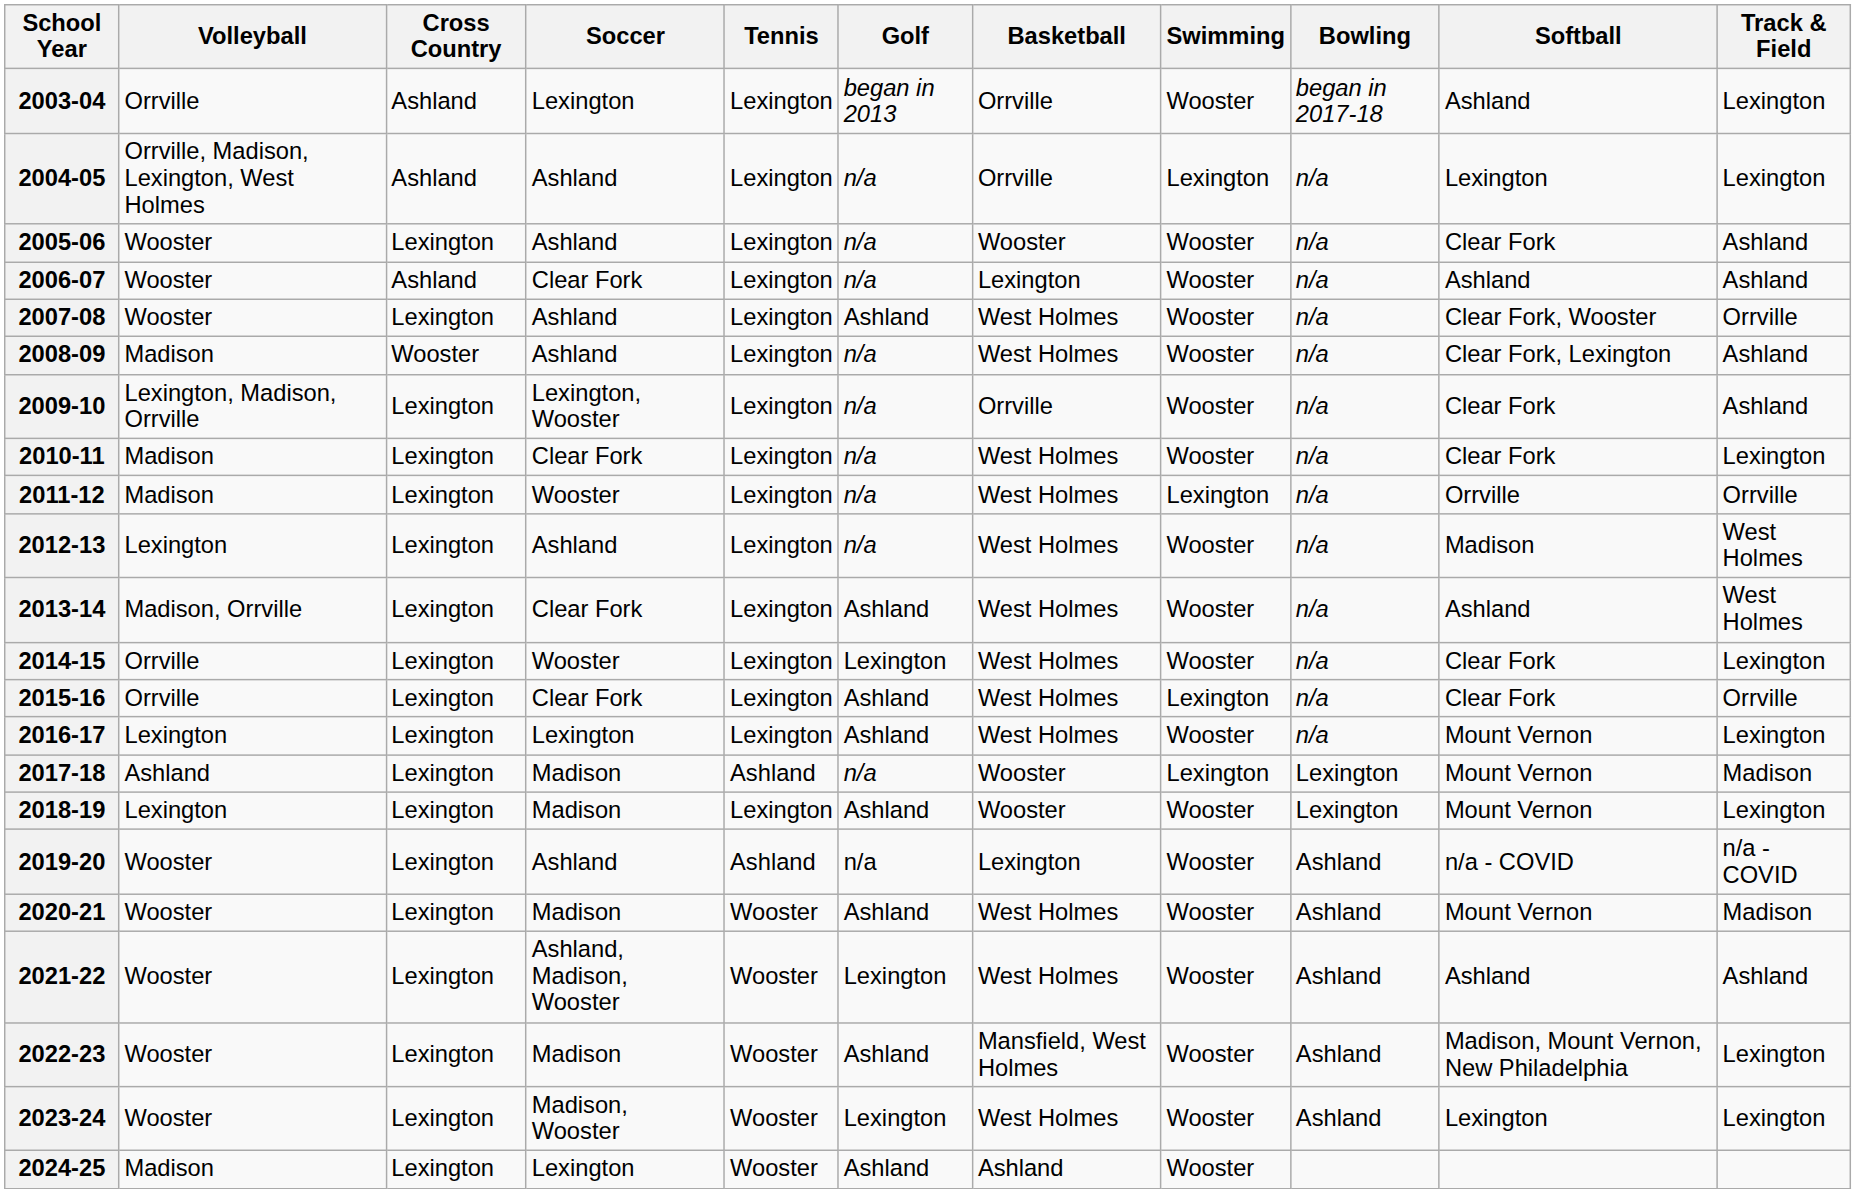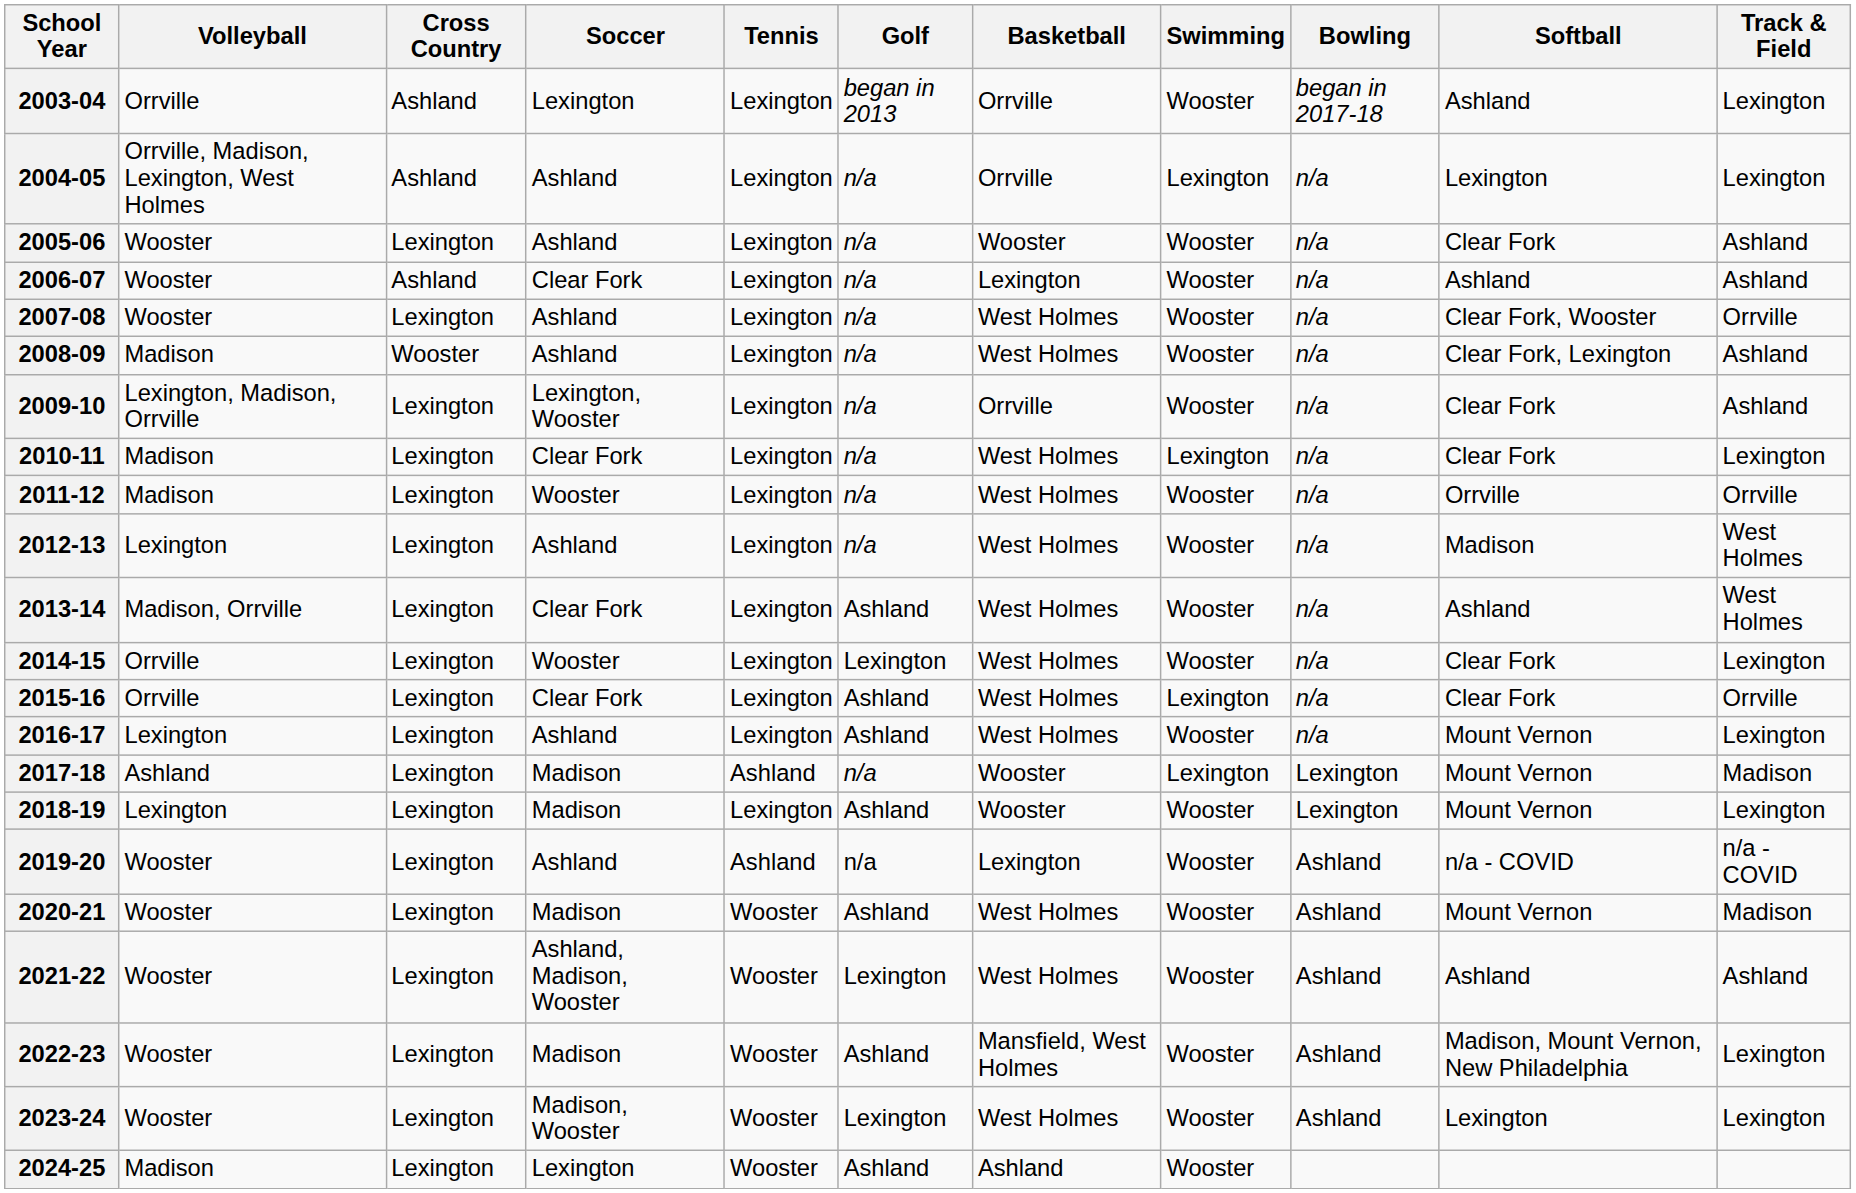(886, 317) Ashland -> (860, 317) n/a
(1210, 456) Wooster -> (1218, 456) Lexington
(1218, 494) Lexington -> (1210, 494) Wooster
(583, 735) Lexington -> (575, 735) Ashland
